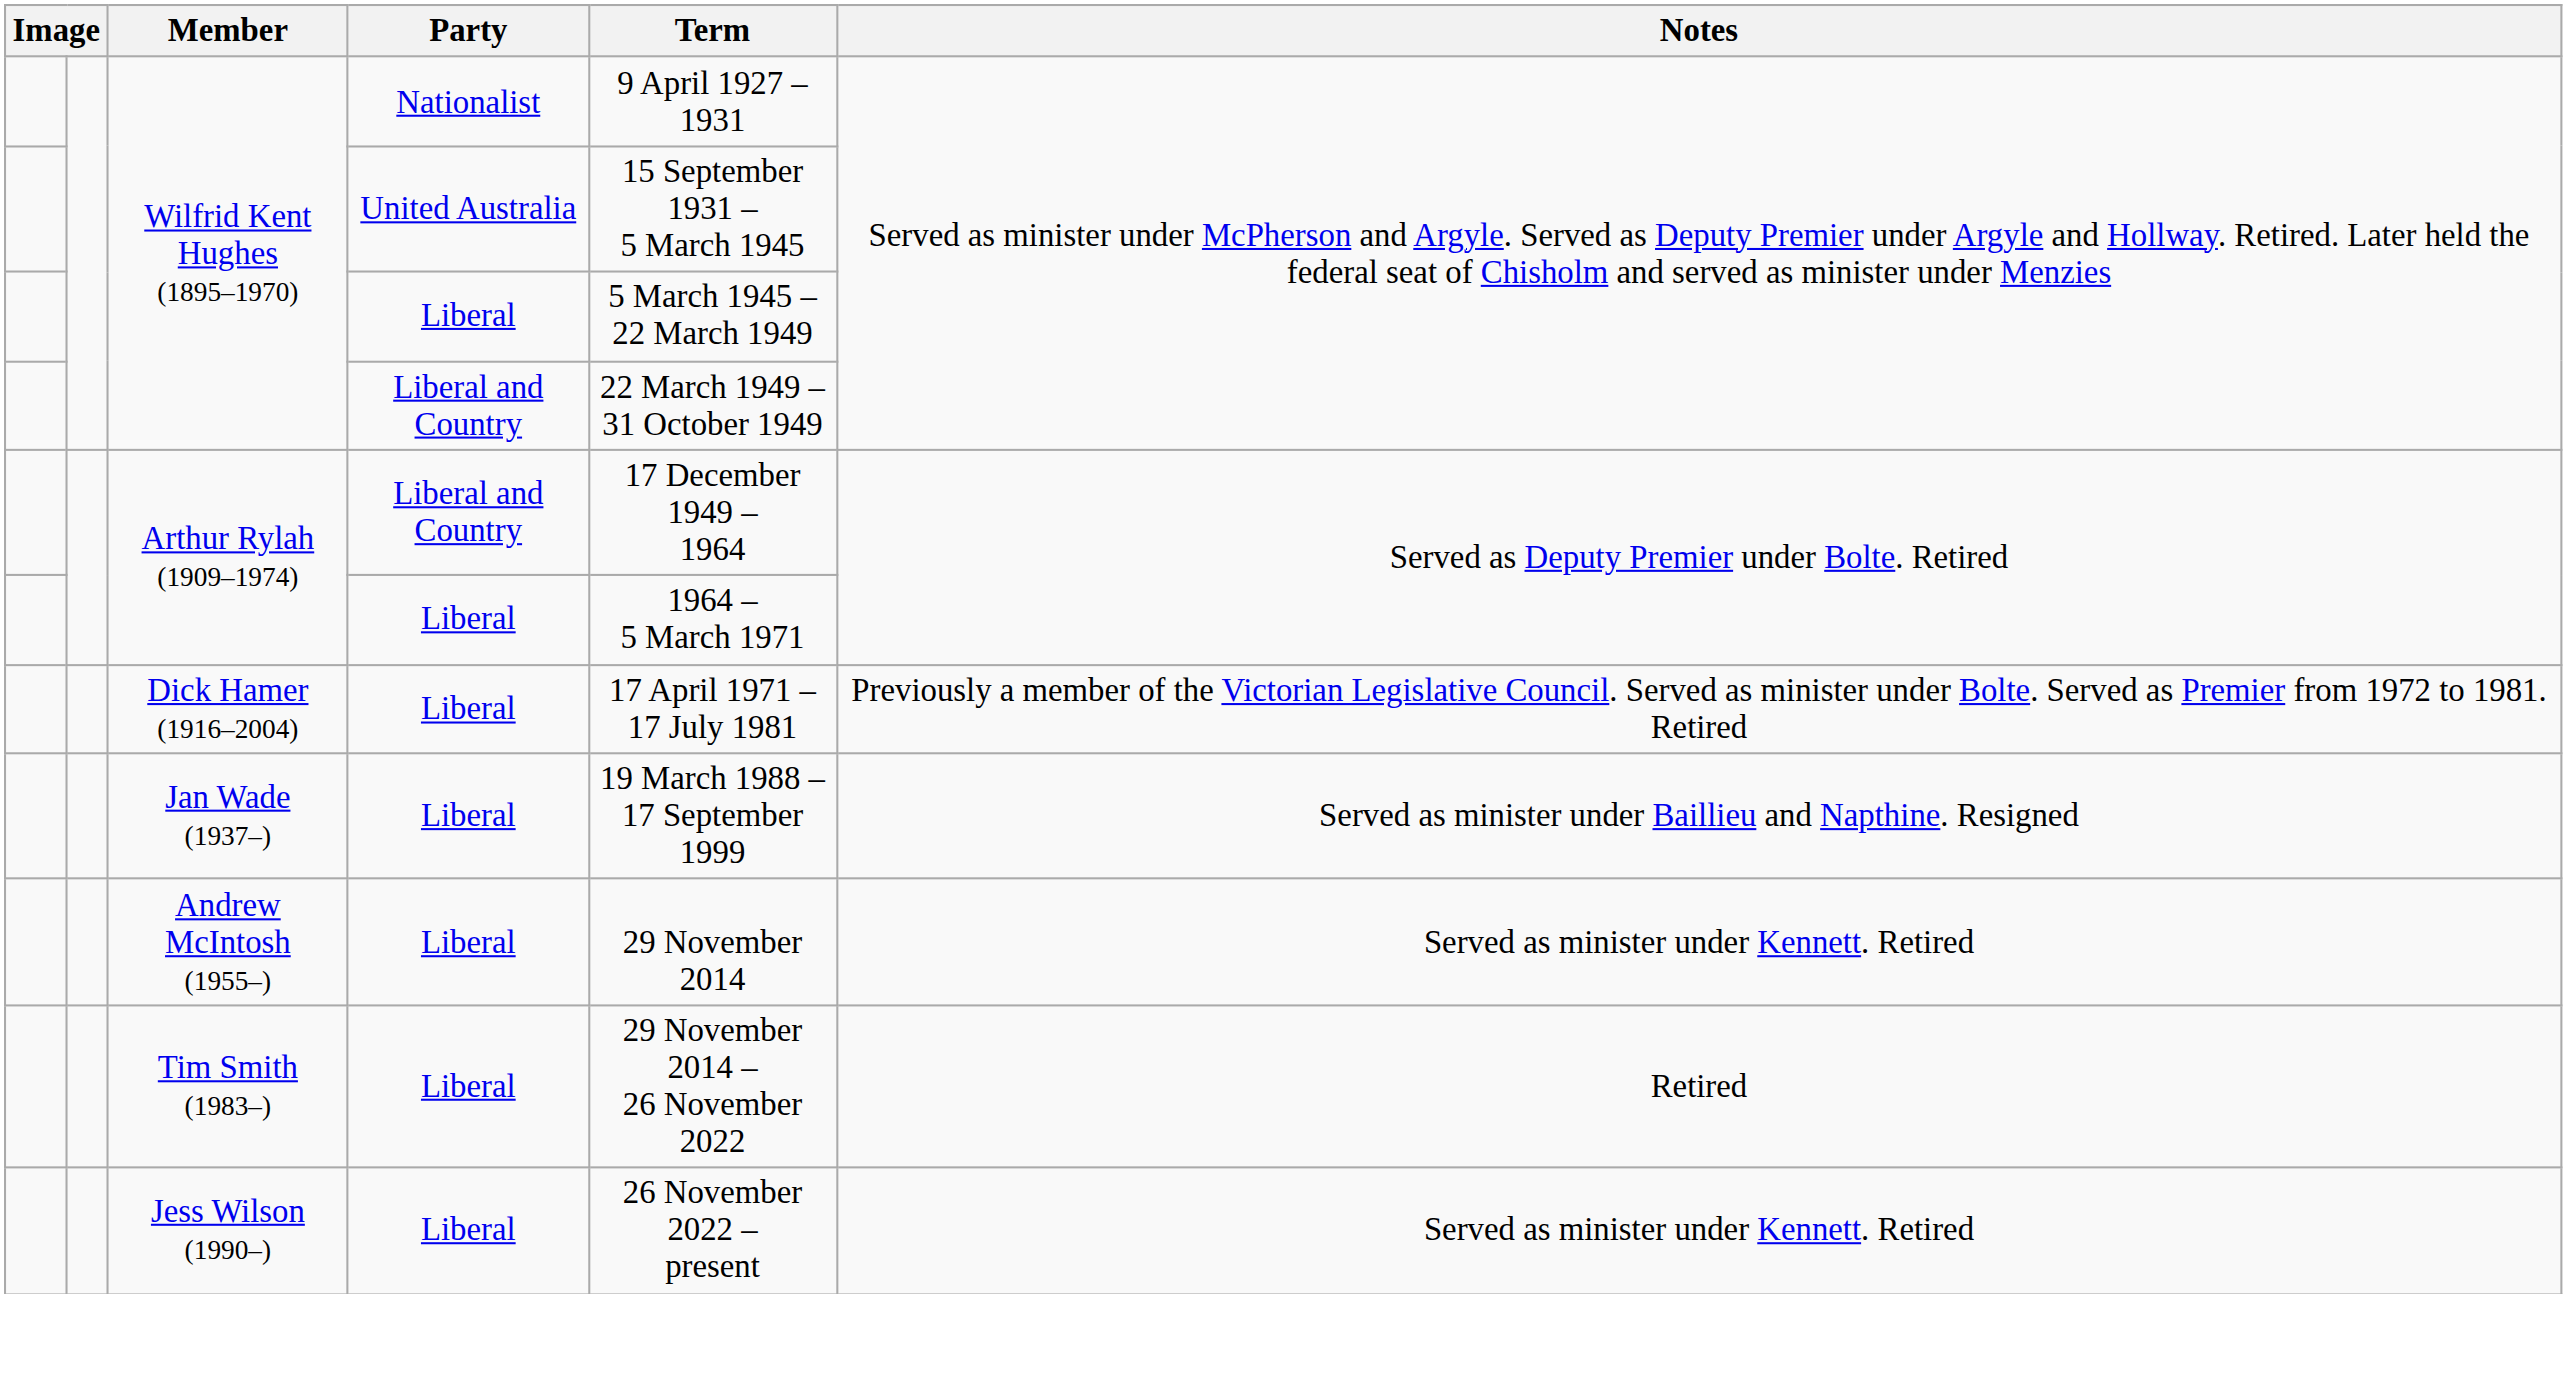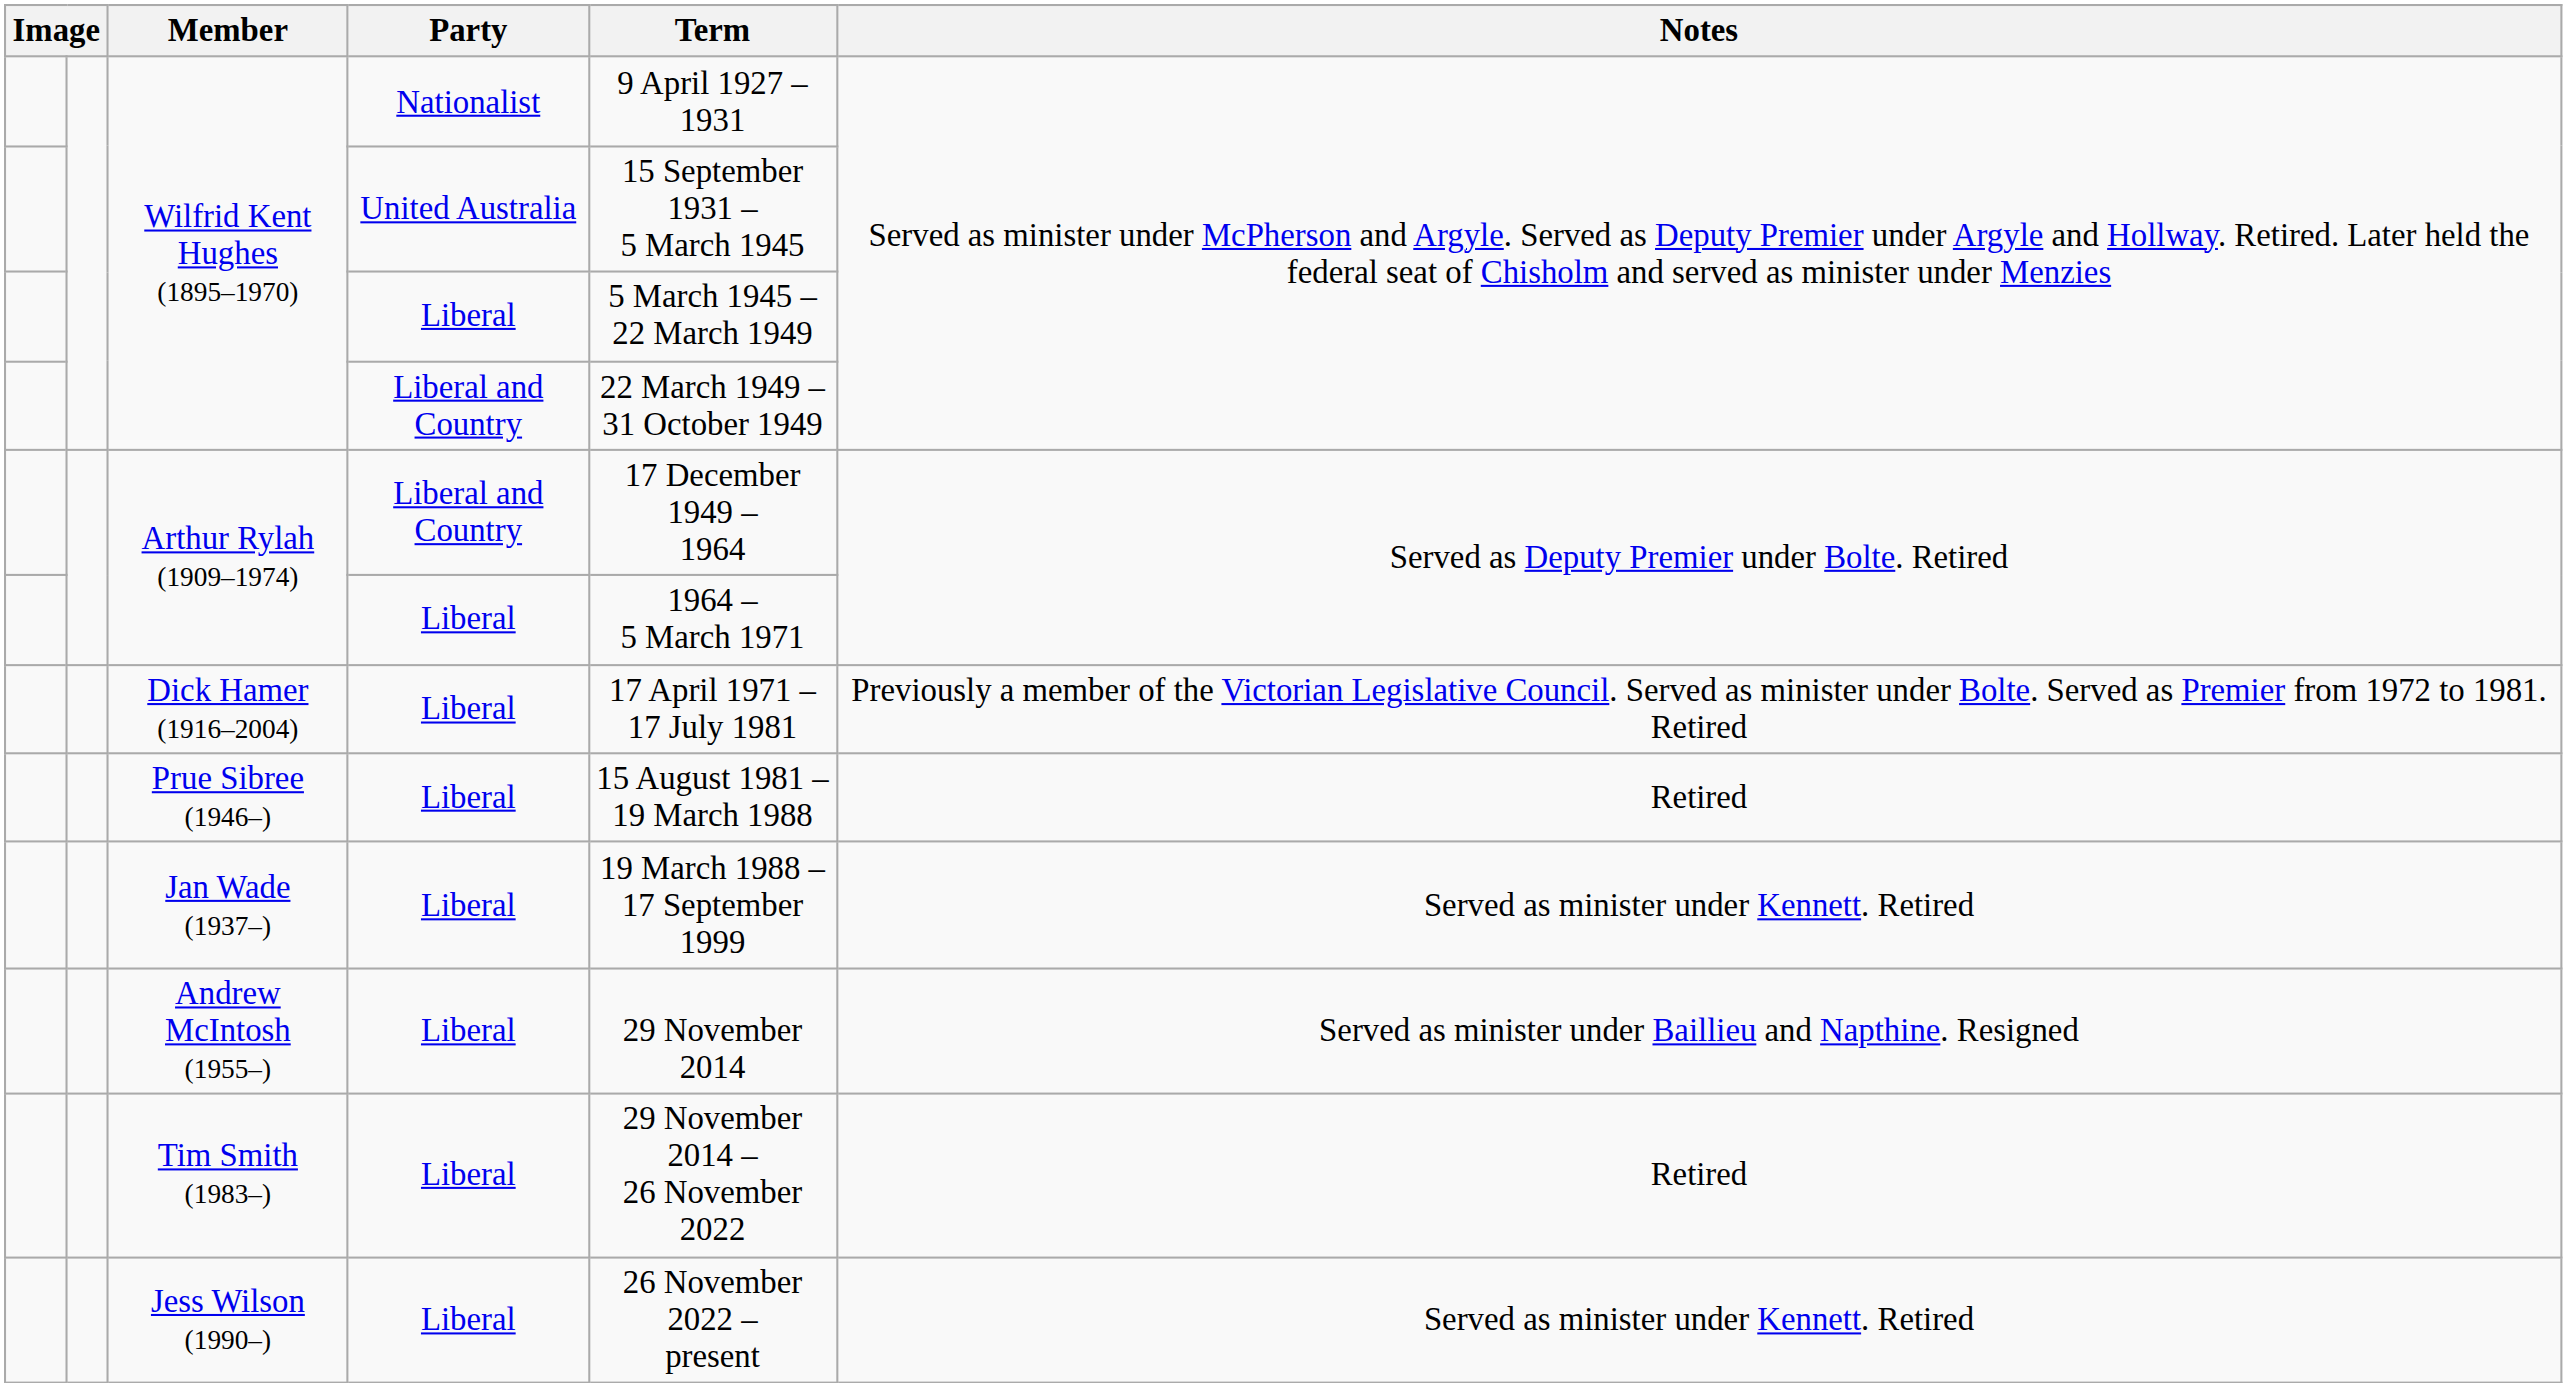+ row: (228, 797)
(1699, 815) Served as minister under Baillieu and Napthine. Resigned -> (1699, 904) Served as minister under Kennett. Retired
(1699, 941) Served as minister under Kennett. Retired -> (1699, 1030) Served as minister under Baillieu and Napthine. Resigned
